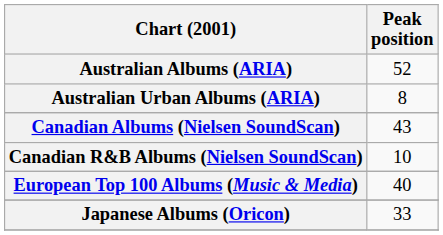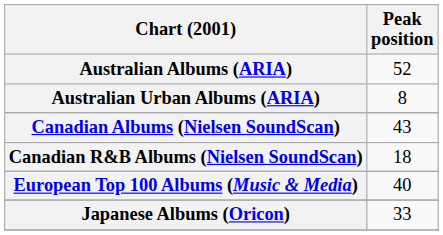(402, 156) 10 -> (402, 156) 18
